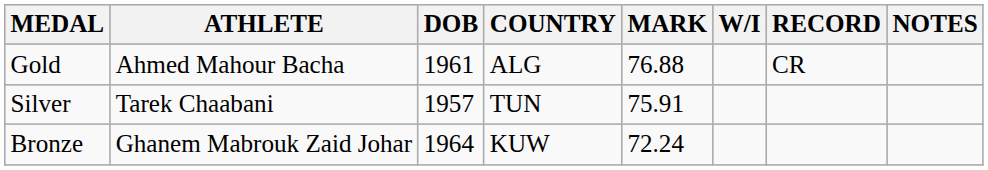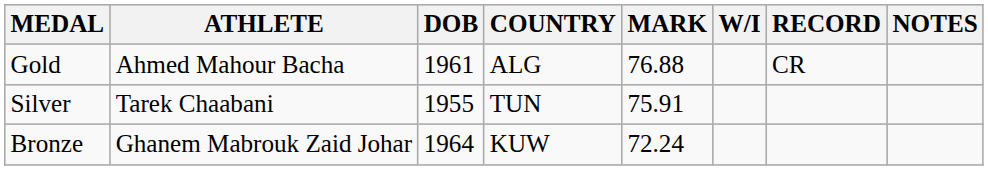(449, 104) 1957 -> (449, 104) 1955
